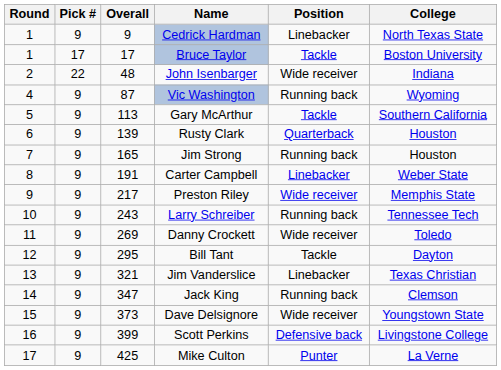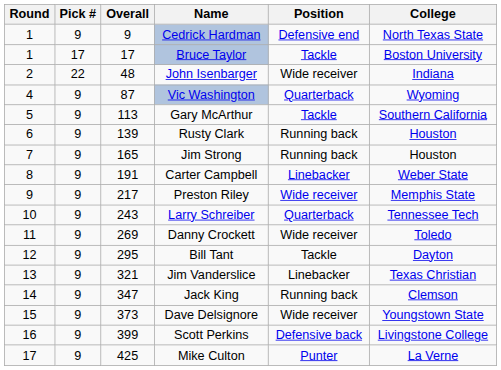(319, 34) Linebacker -> (319, 34) Defensive end
(319, 94) Running back -> (319, 94) Quarterback
(319, 134) Quarterback -> (319, 134) Running back
(319, 214) Running back -> (319, 214) Quarterback
